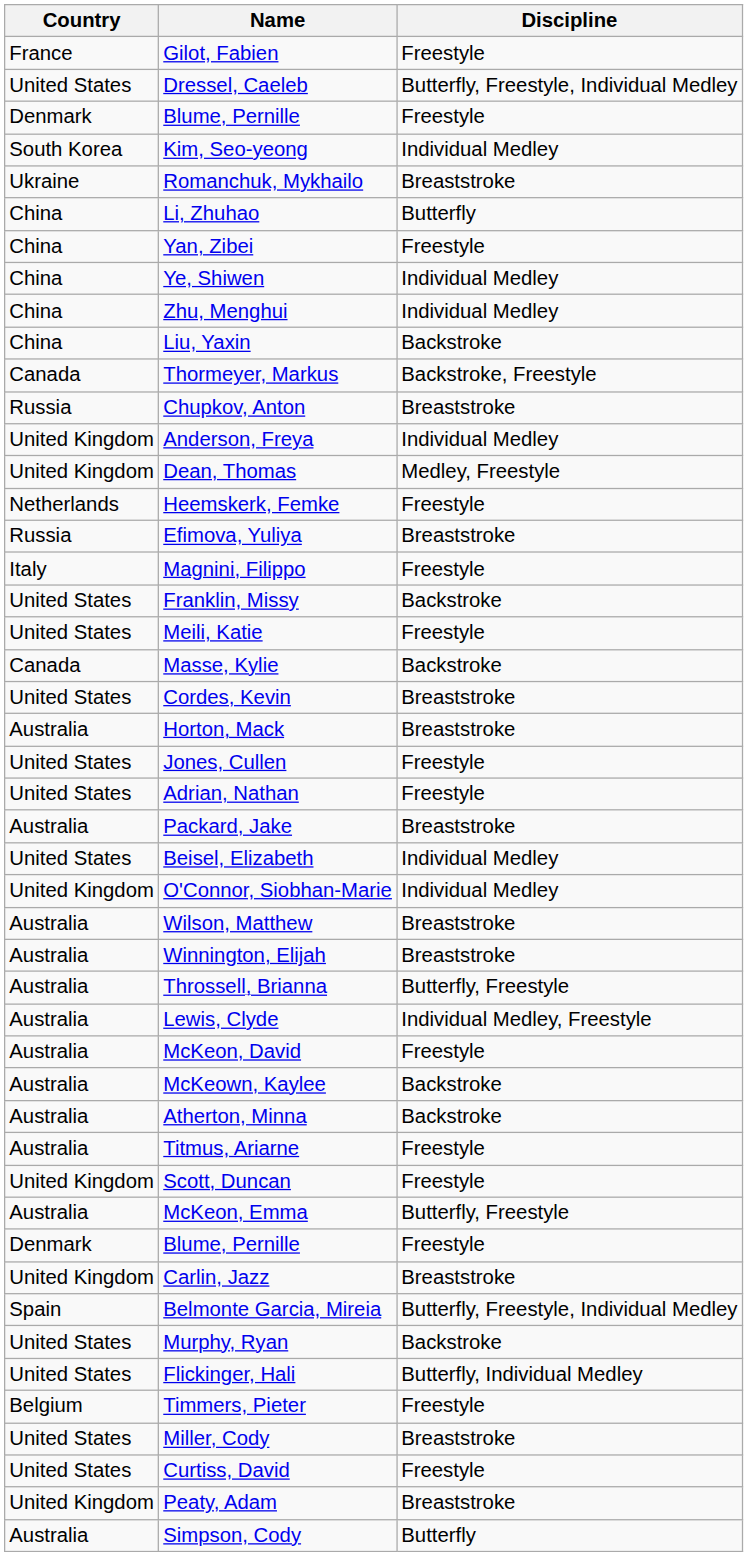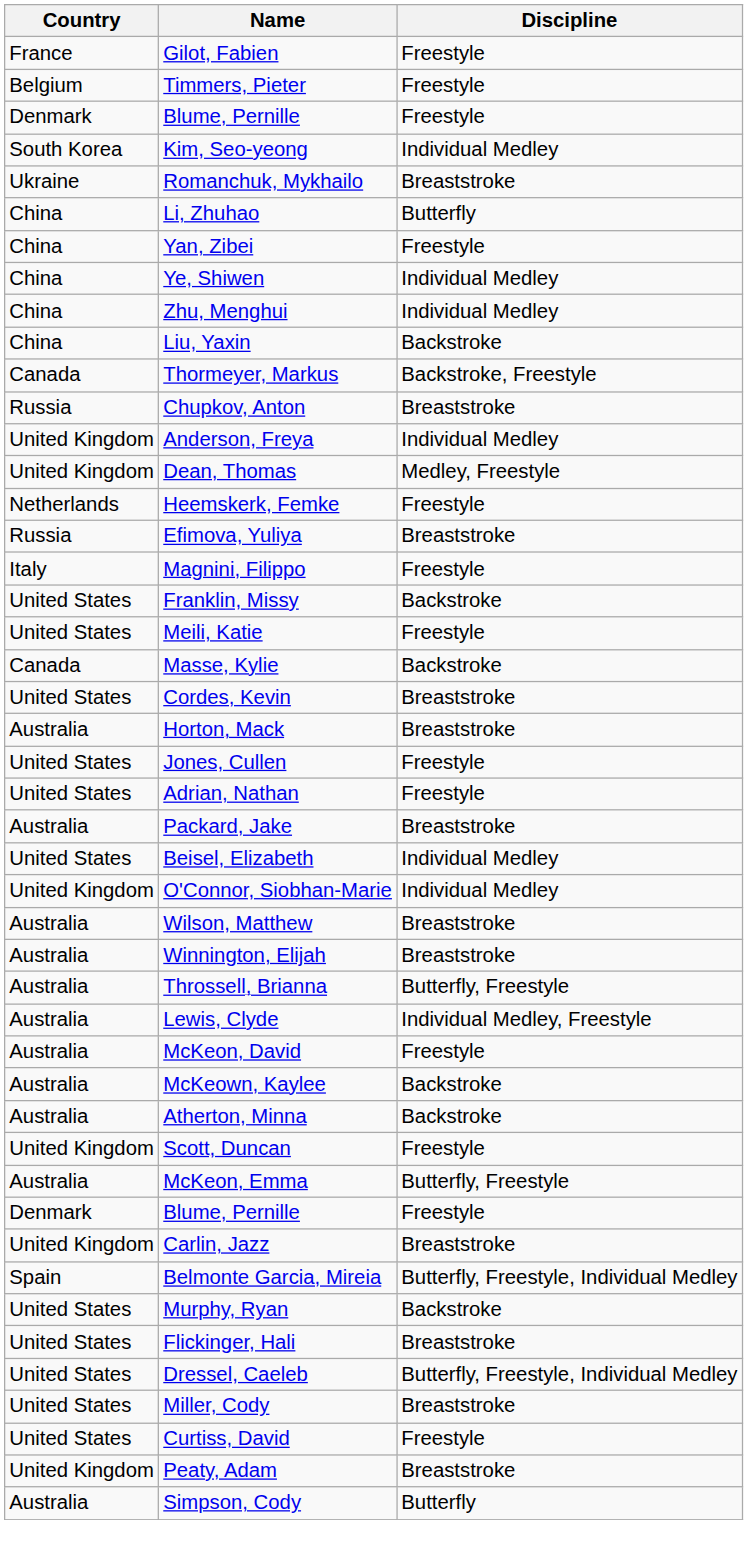rows swapped: (46, 1406) <-> (70, 85)
- row: (49, 1148)
(522, 1374) Butterfly, Individual Medley -> (458, 1341) Breaststroke
